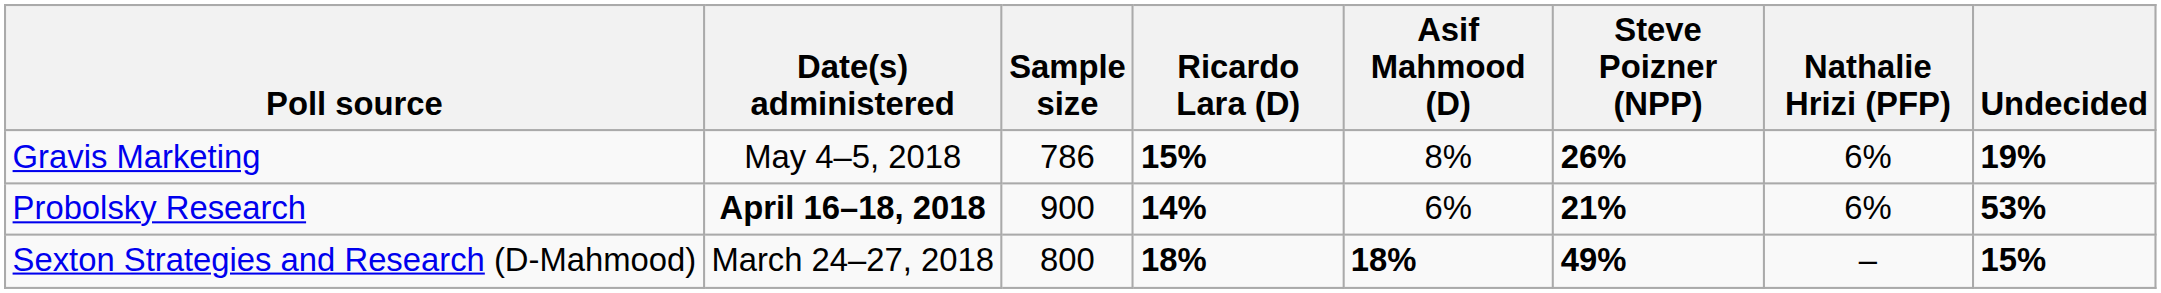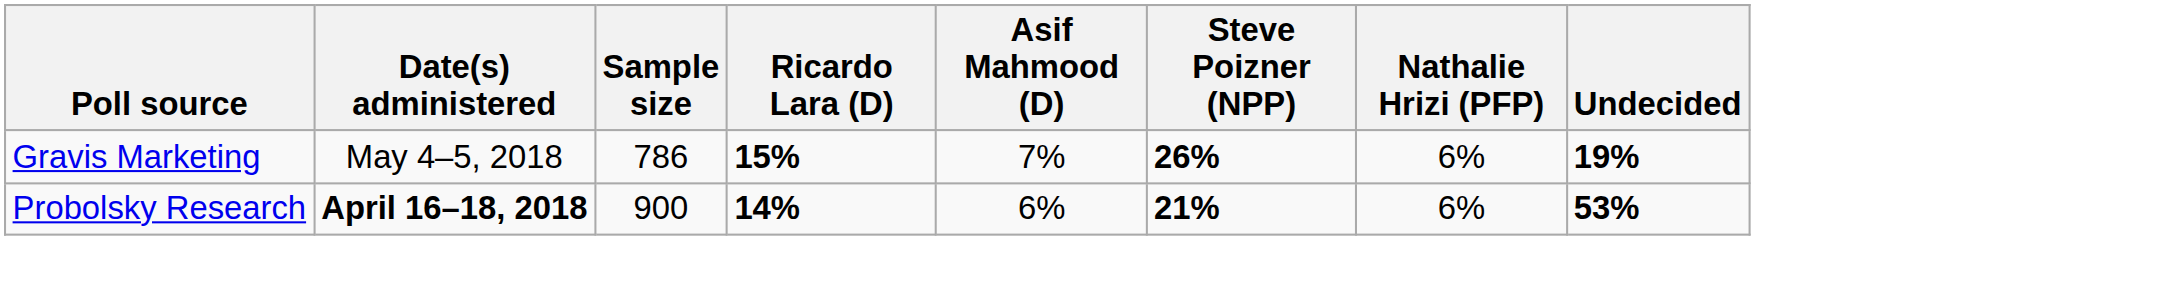(1448, 156) 8% -> (1042, 156) 7%
- row: (354, 260)
